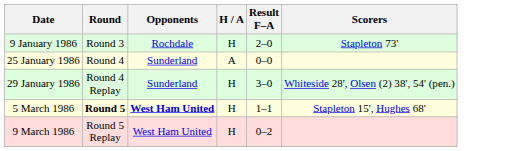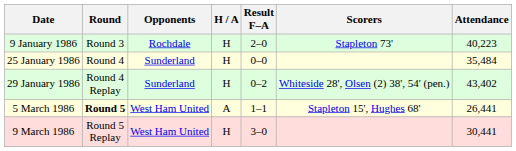+ column: (482, 19)
(232, 60) A -> (226, 60) H
(264, 84) 3–0 -> (259, 84) 0–2
(172, 108) bold -> (170, 108) normal
(232, 108) H -> (226, 108) A
(264, 131) 0–2 -> (259, 131) 3–0
